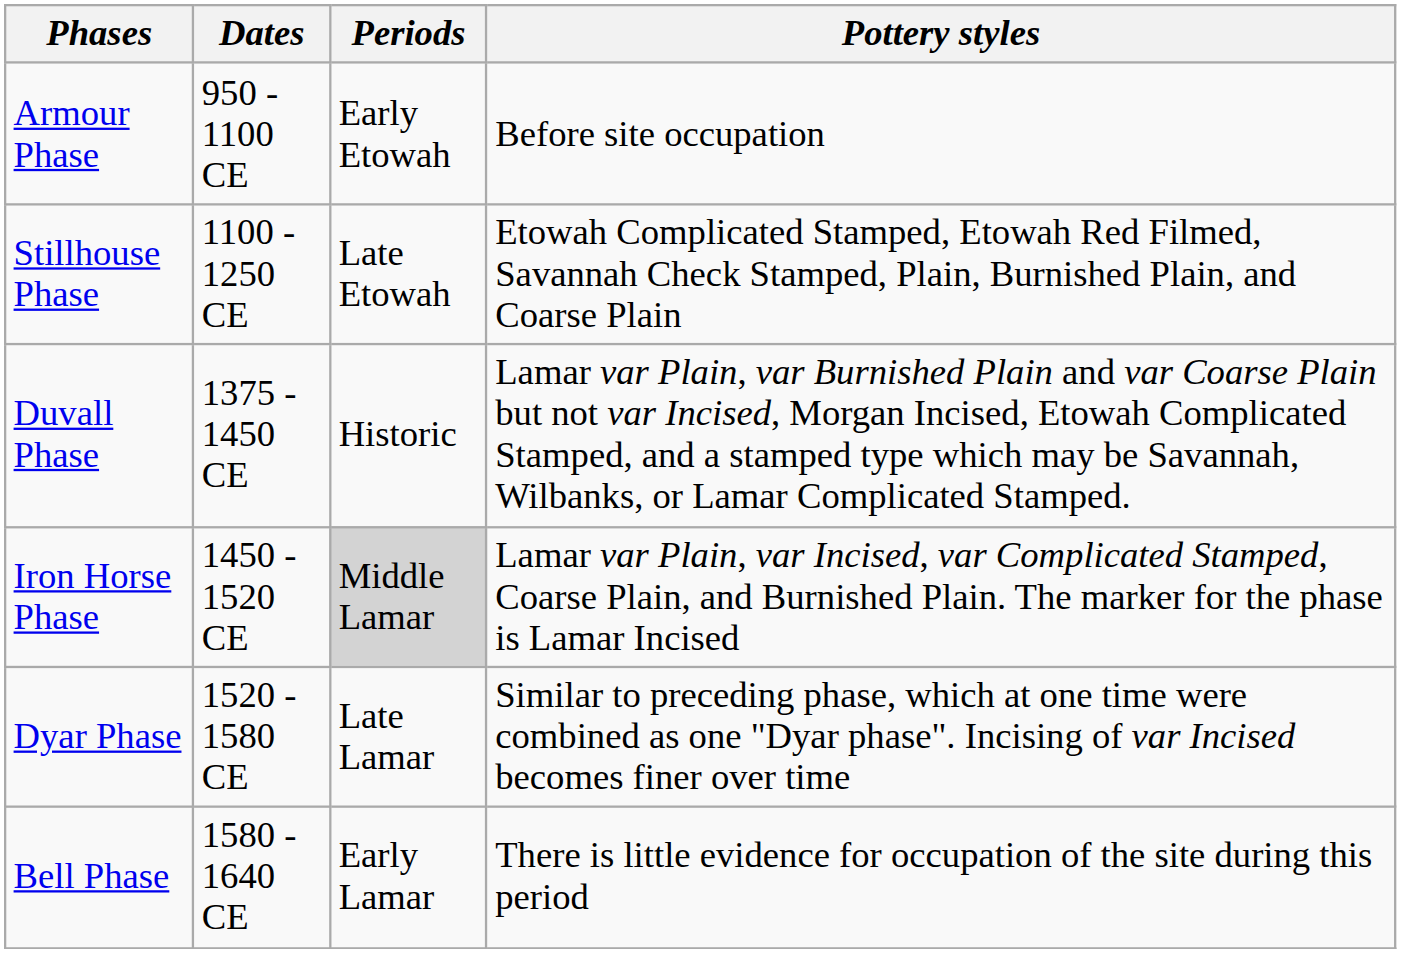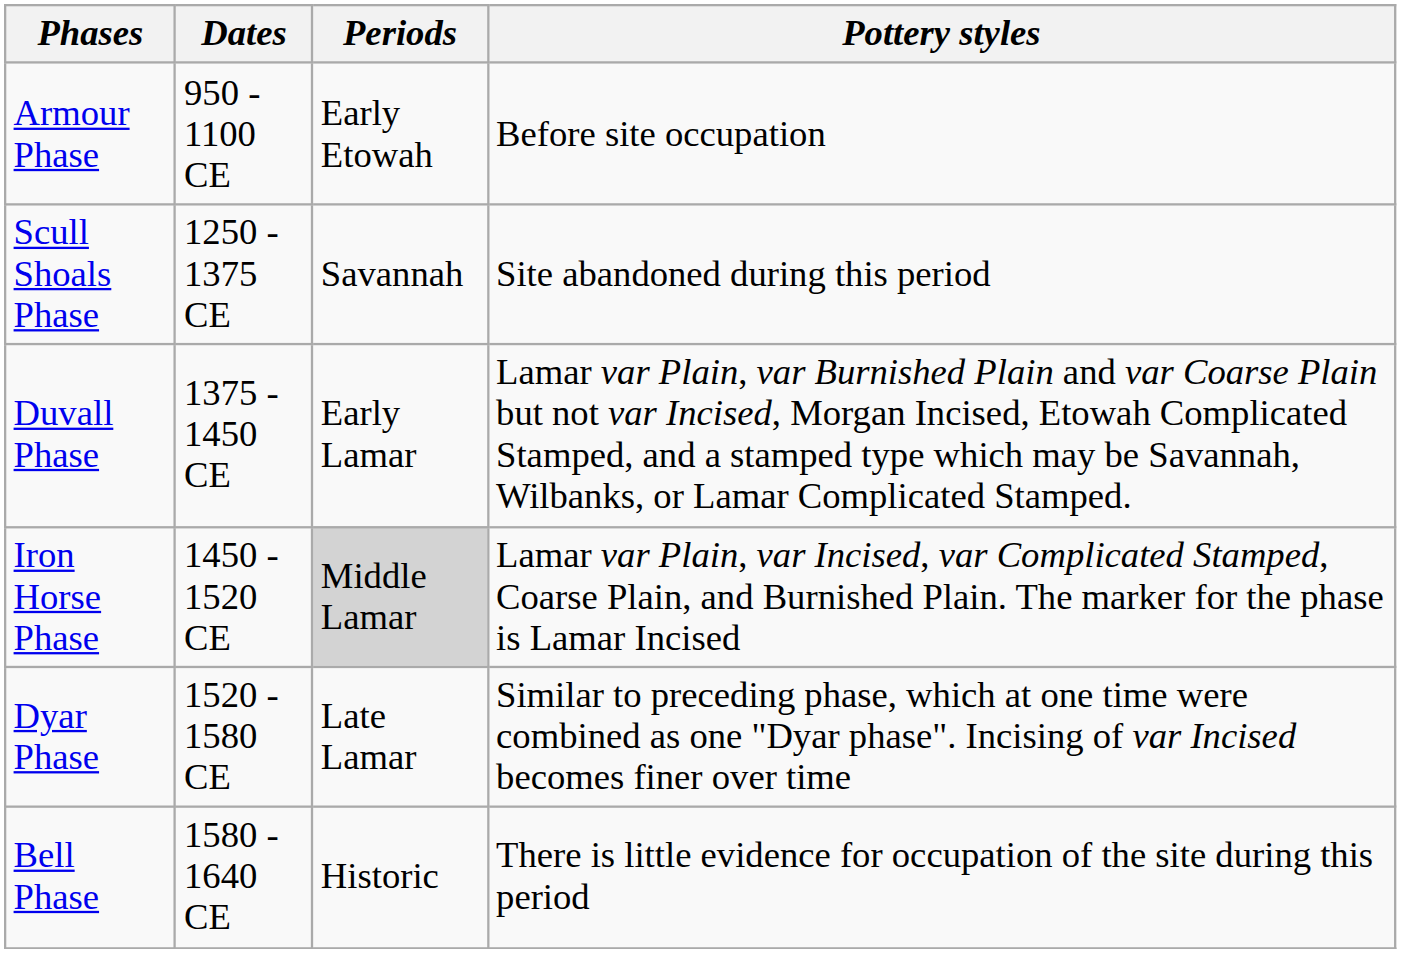- row: (87, 273)
+ row: (62, 273)
(398, 434) Historic -> (369, 434) Early Lamar
(386, 876) Early Lamar -> (380, 876) Historic
